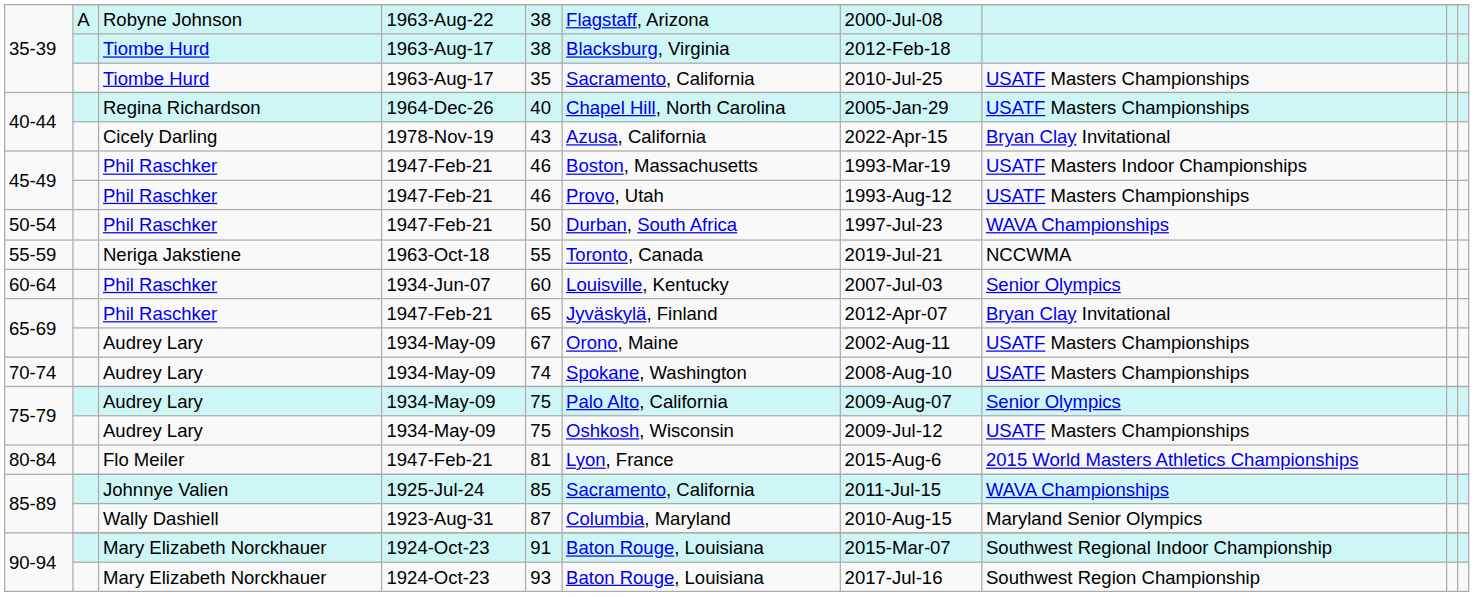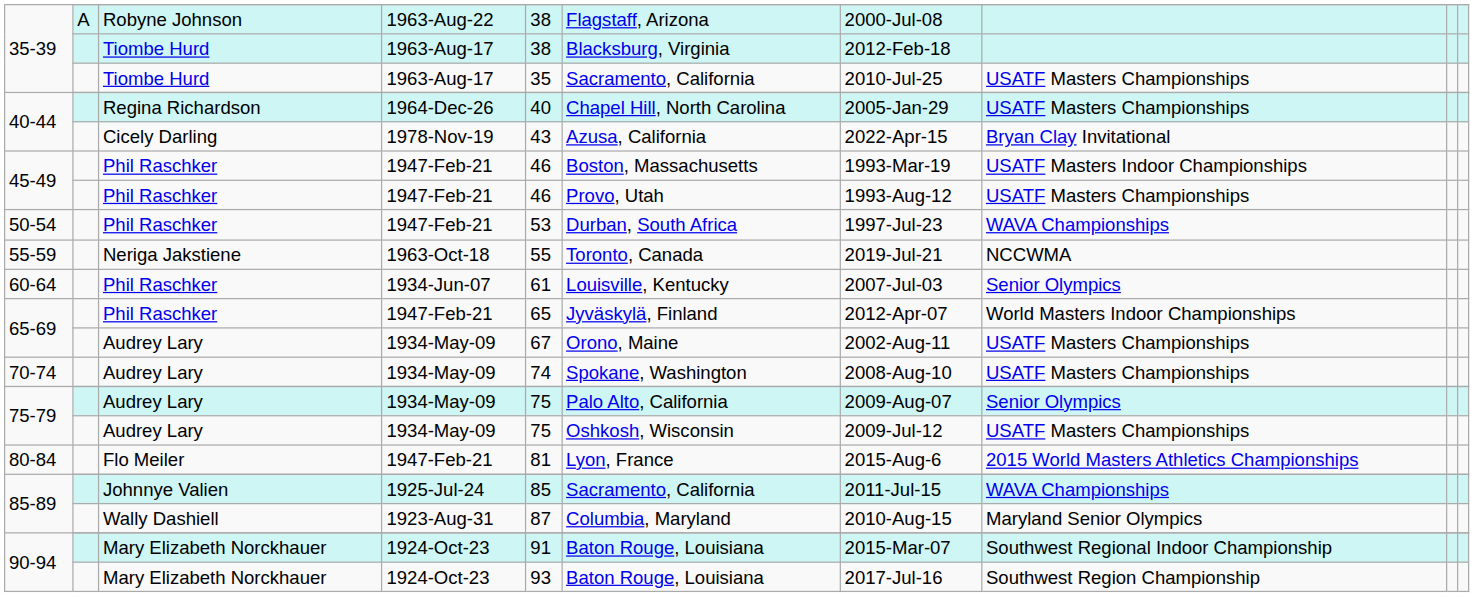(541, 225) 50 -> (541, 225) 53
(541, 284) 60 -> (541, 284) 61
(1078, 313) Bryan Clay Invitational -> (1141, 313) World Masters Indoor Championships
